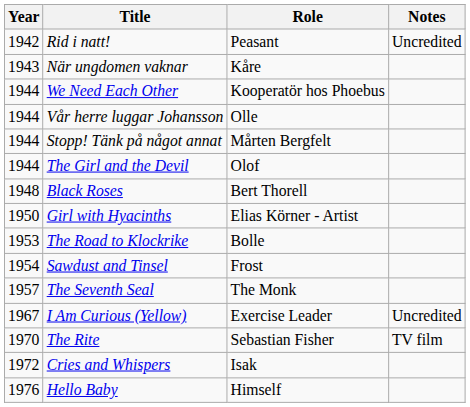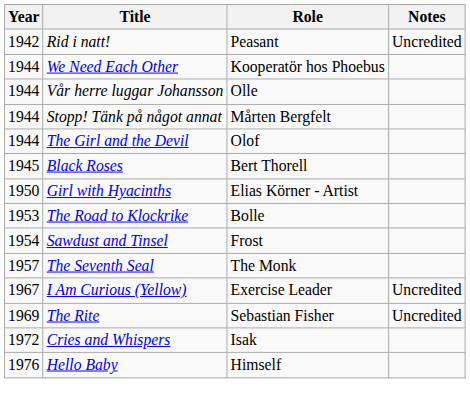- row: (117, 66)
(24, 191) 1948 -> (24, 166) 1945
(24, 340) 1970 -> (24, 315) 1969
(417, 340) TV film -> (427, 315) Uncredited
